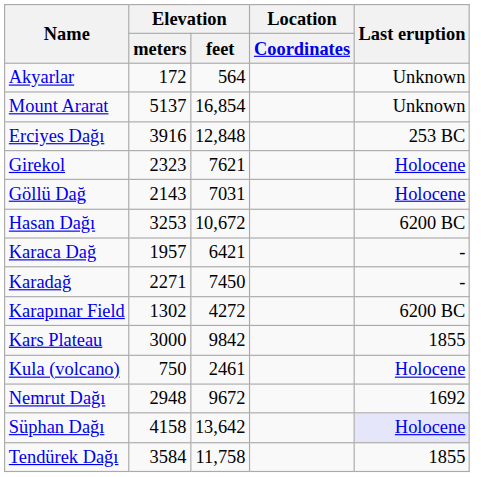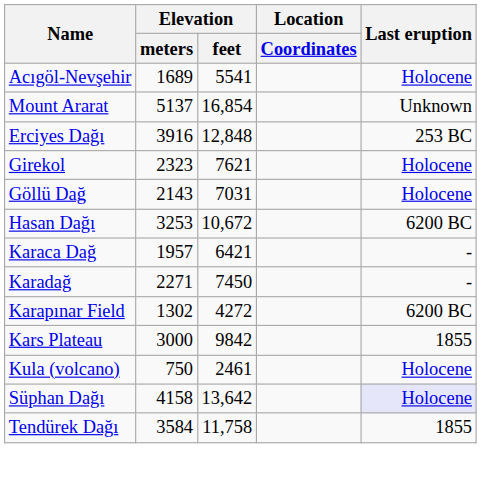+ row: (70, 77)
- row: (42, 77)
- row: (57, 398)
